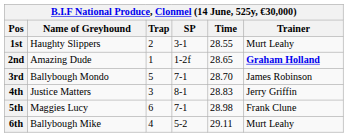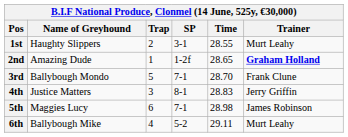(279, 76) James Robinson -> (271, 76) Frank Clune
(271, 108) Frank Clune -> (279, 108) James Robinson
